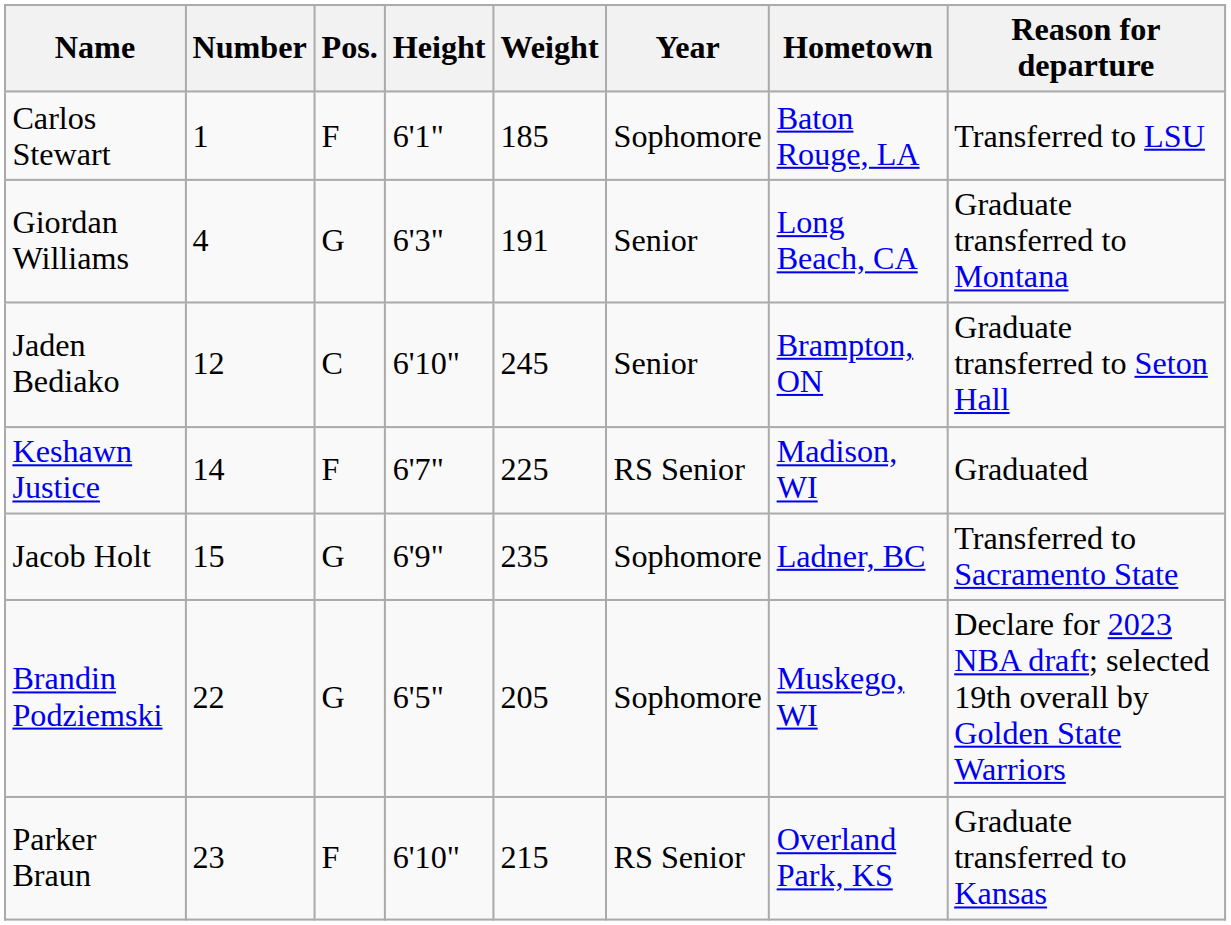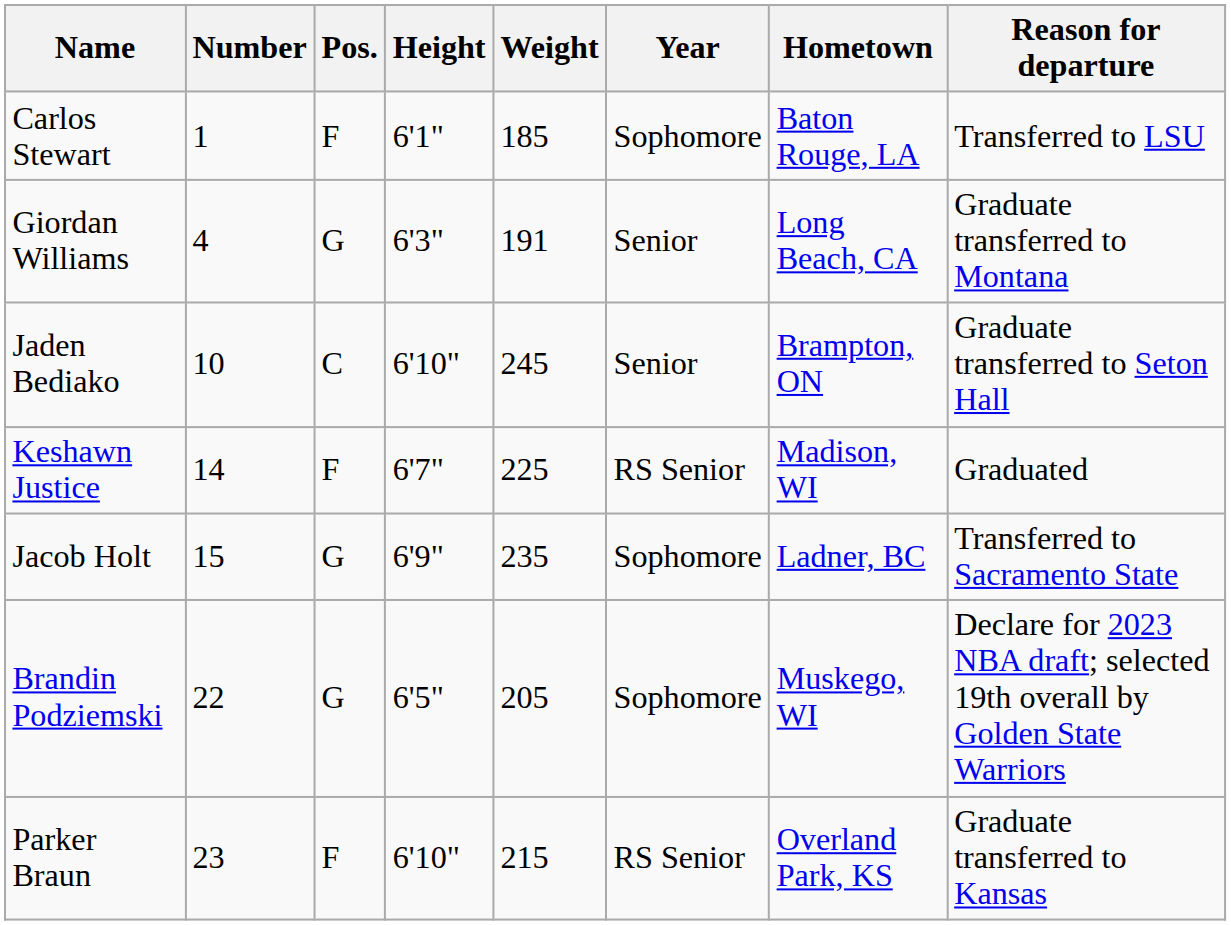(208, 363) 12 -> (208, 363) 10
